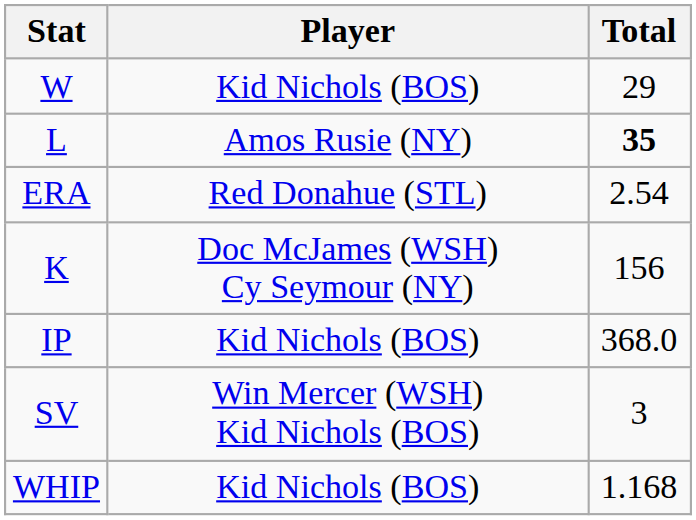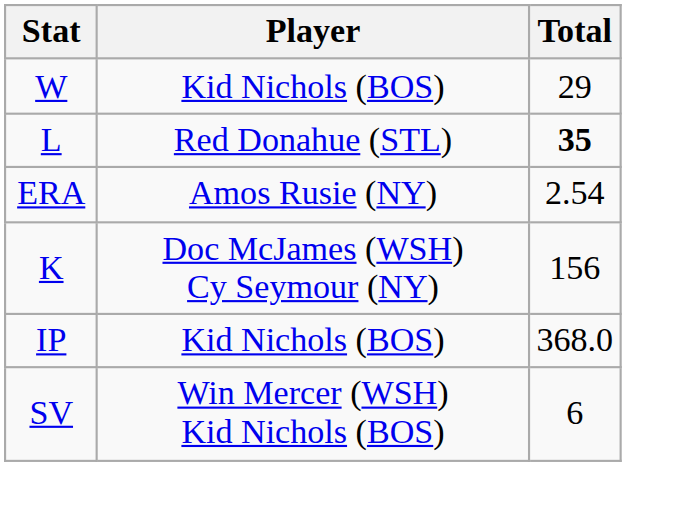(348, 139) Amos Rusie (NY) -> (313, 139) Red Donahue (STL)
(348, 193) Red Donahue (STL) -> (313, 193) Amos Rusie (NY)
(639, 413) 3 -> (575, 413) 6
- row: (56, 486)
